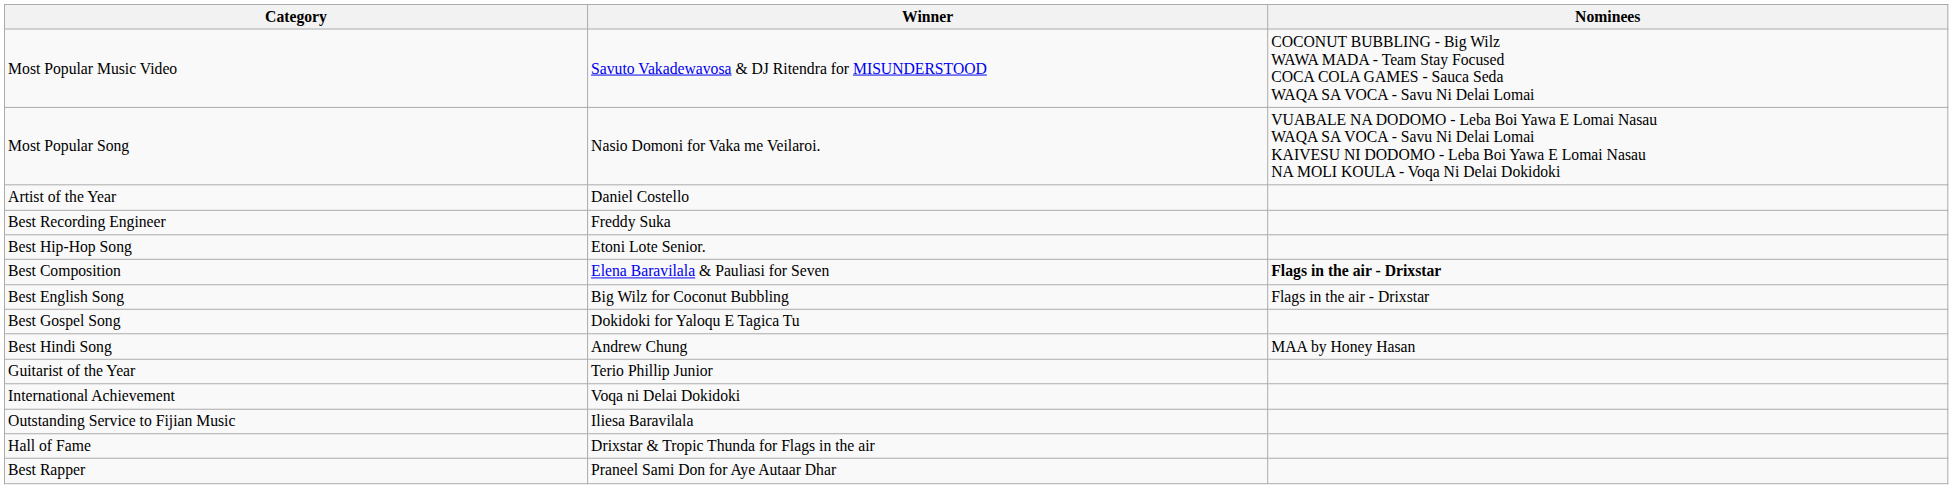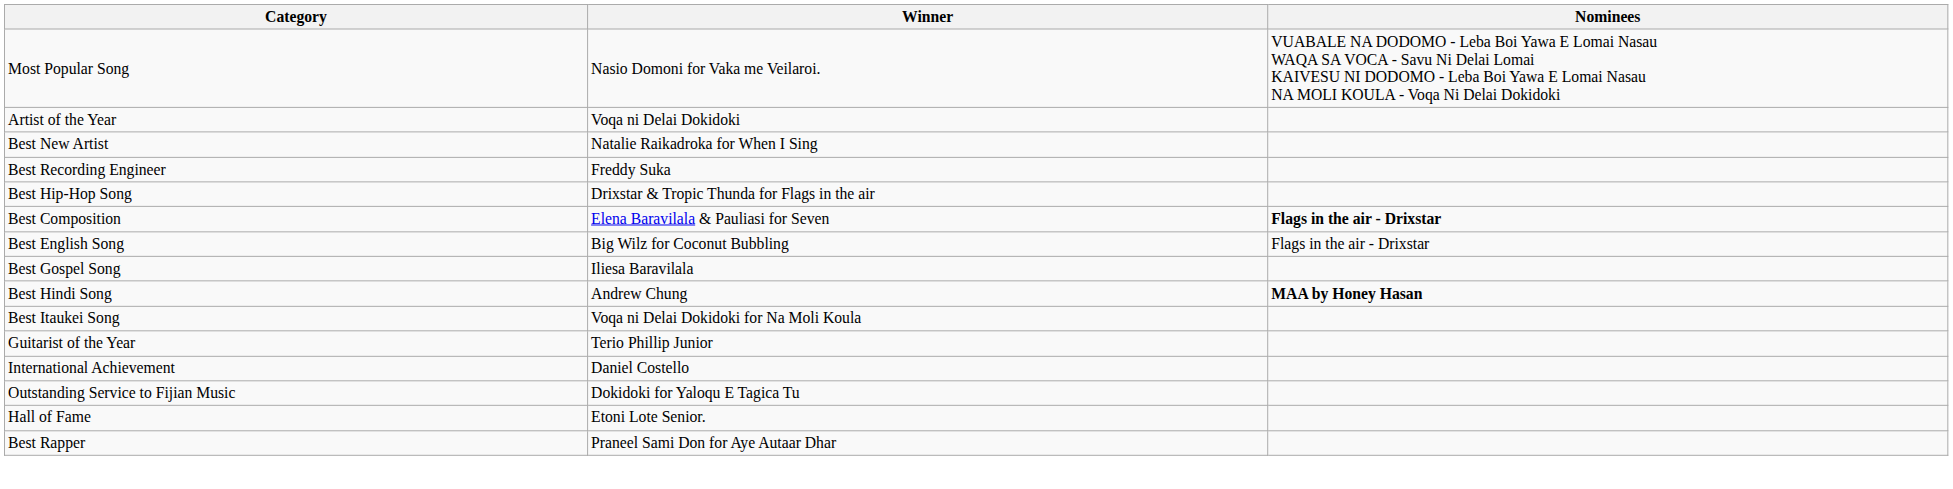- row: (93, 68)
(640, 197) Daniel Costello -> (666, 119) Voqa ni Delai Dokidoki
+ row: (58, 144)
(648, 247) Etoni Lote Senior. -> (733, 194) Drixstar & Tropic Thunda for Flags in the air
(695, 321) Dokidoki for Yaloqu E Tagica Tu -> (642, 268) Iliesa Baravilala
(1343, 346) normal -> (1347, 293) bold
+ row: (64, 318)
(666, 396) Voqa ni Delai Dokidoki -> (640, 368) Daniel Costello
(642, 421) Iliesa Baravilala -> (695, 393) Dokidoki for Yaloqu E Tagica Tu
(733, 446) Drixstar & Tropic Thunda for Flags in the air -> (648, 417) Etoni Lote Senior.
